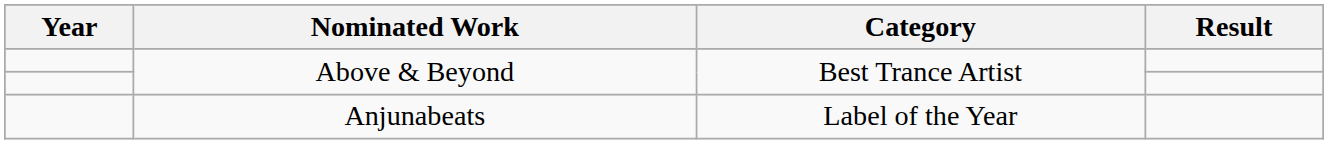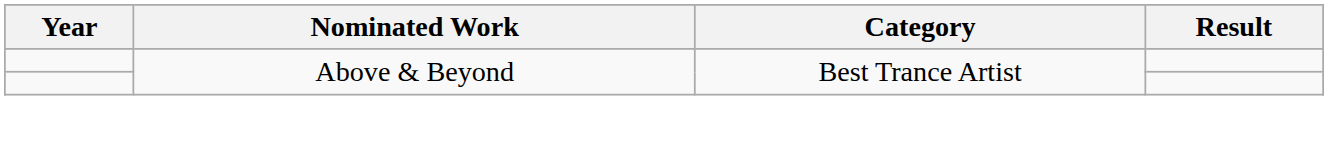- row: (415, 116)
